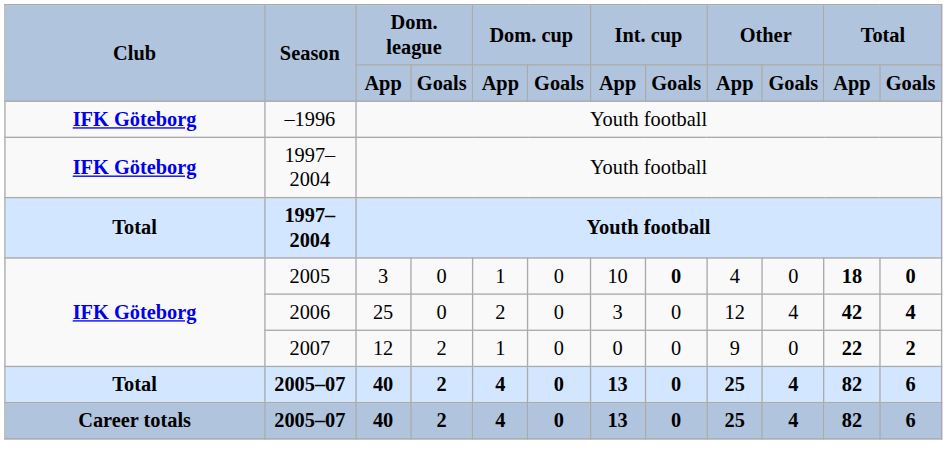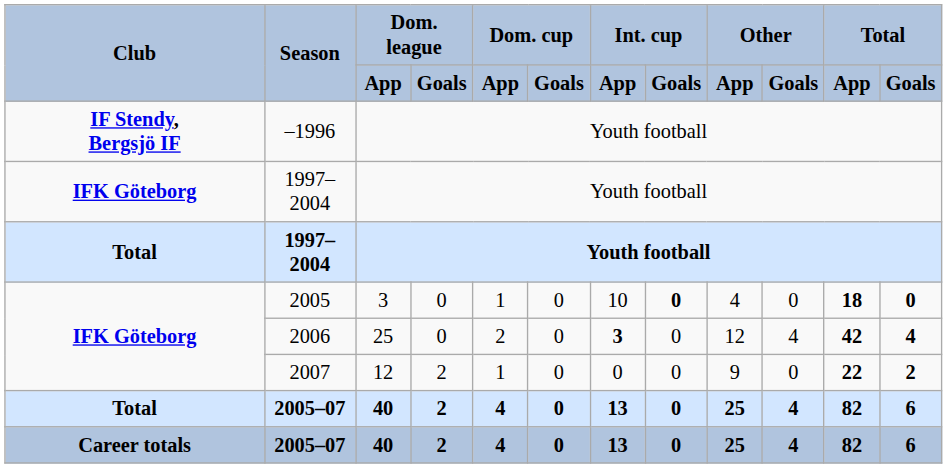(135, 119) IFK Göteborg -> (135, 131) IF Stendy, Bergsjö IF
(618, 312) normal -> (618, 336) bold
